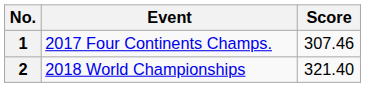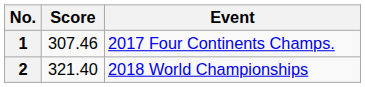columns swapped: (329, 17) <-> (170, 17)
